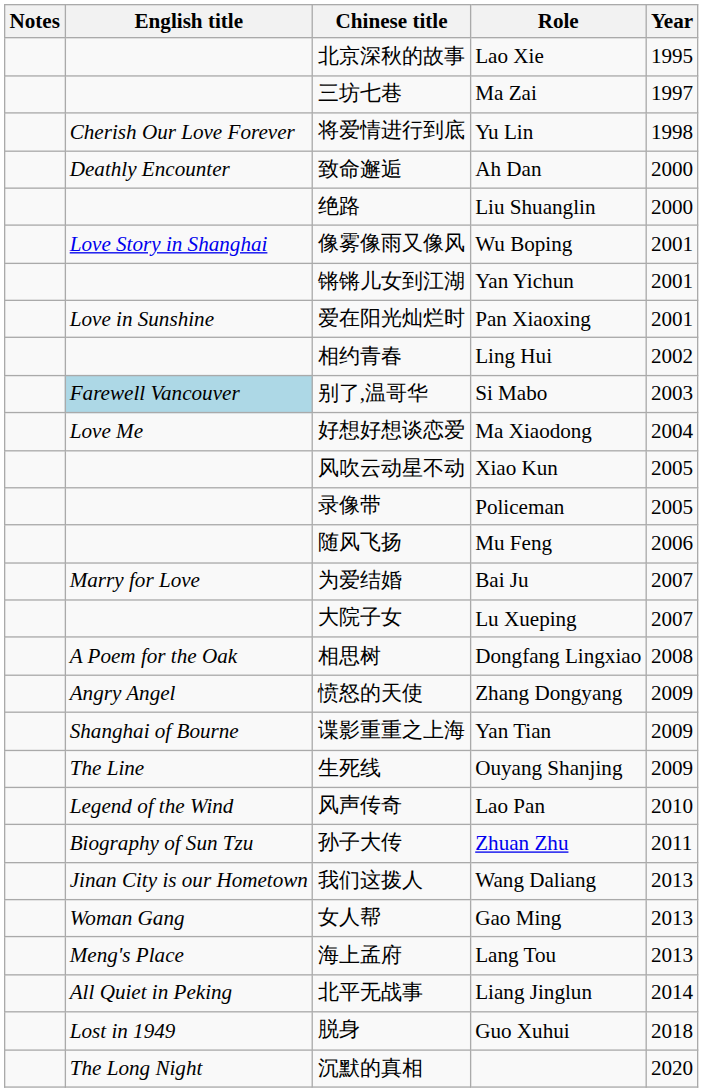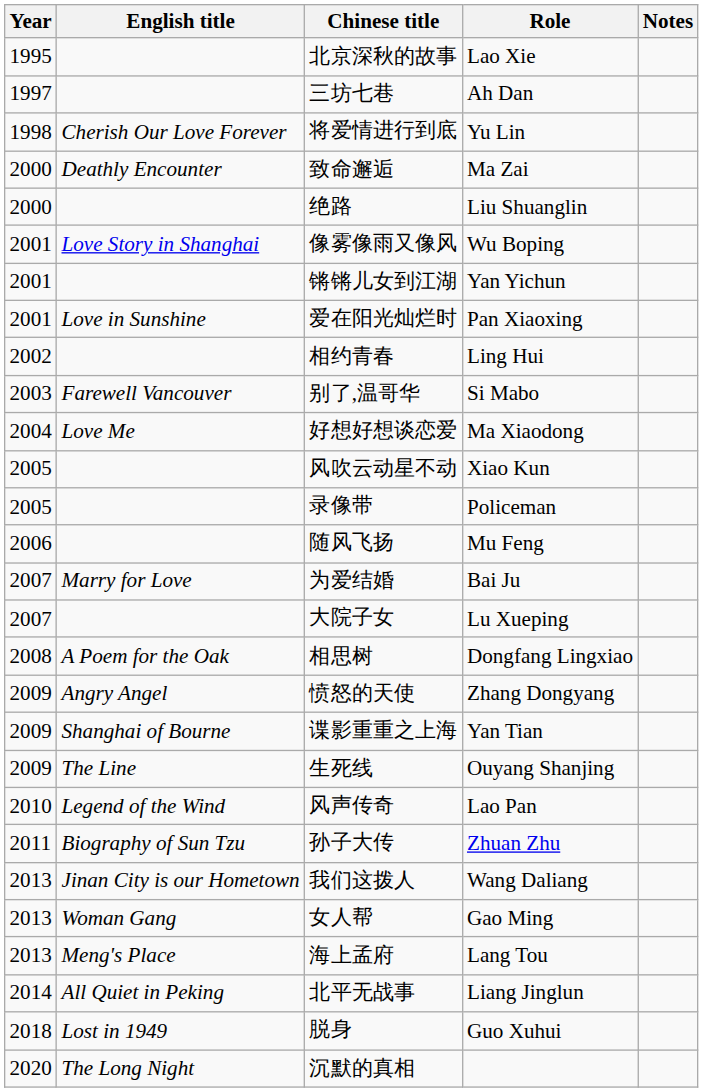columns swapped: (672, 21) <-> (35, 21)
(506, 94) Ma Zai -> (500, 94) Ah Dan
(508, 169) Ah Dan -> (498, 169) Ma Zai
(155, 393) lightblue background -> (146, 393) no background
